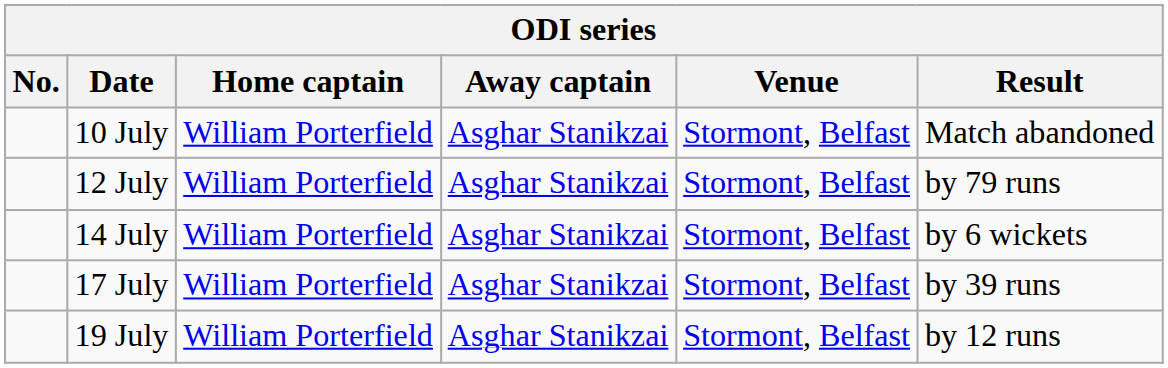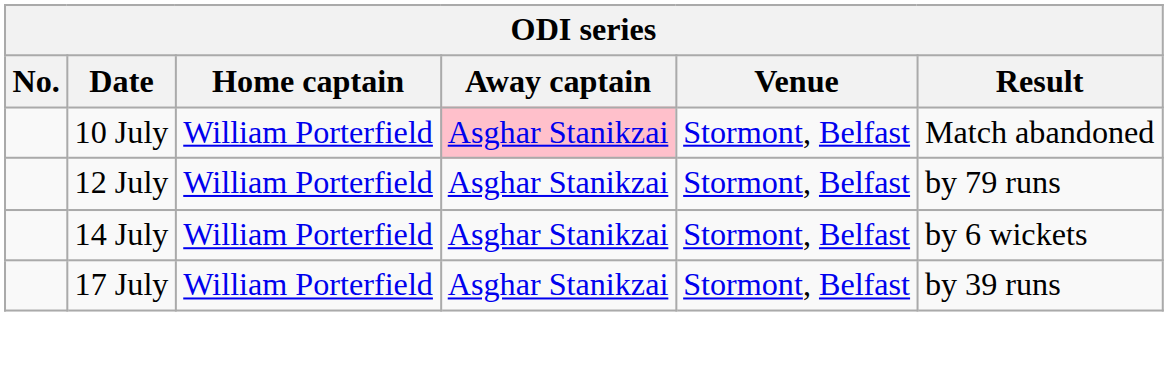(558, 132) no background -> (558, 132) pink background
- row: (122, 336)
